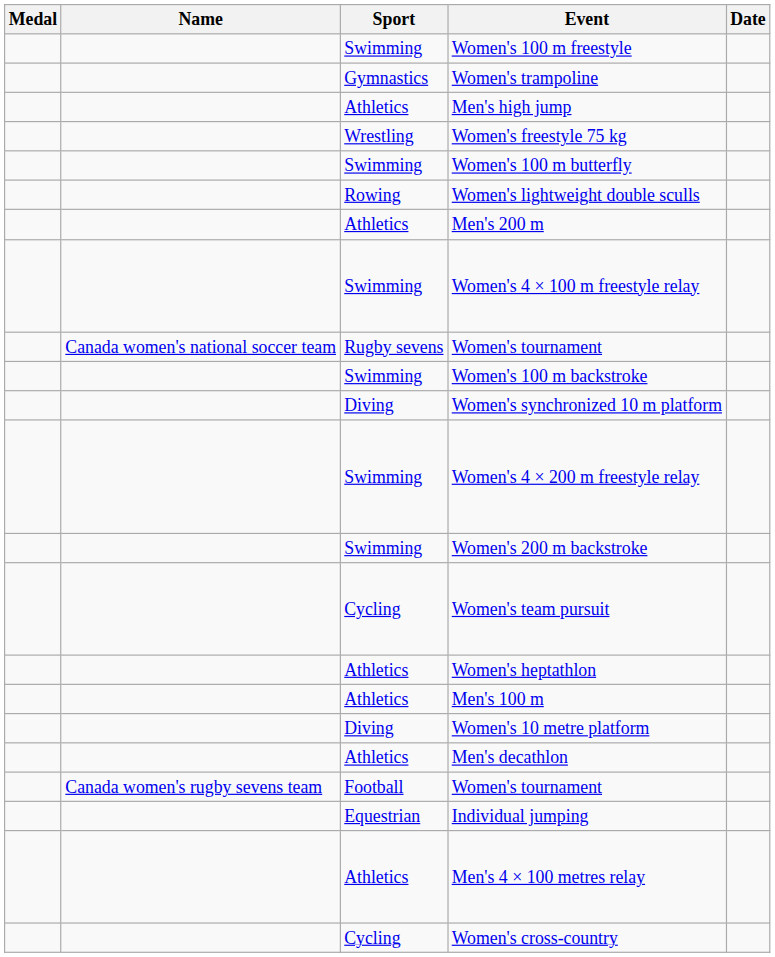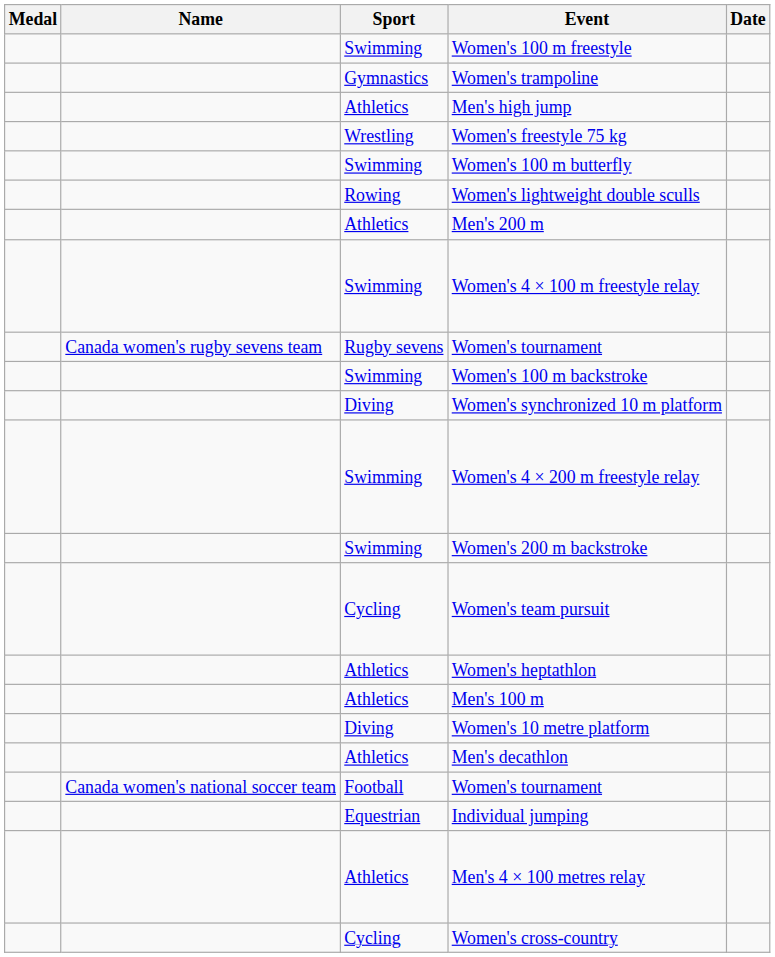(201, 346) Canada women's national soccer team -> (194, 346) Canada women's rugby sevens team
(194, 787) Canada women's rugby sevens team -> (201, 787) Canada women's national soccer team
